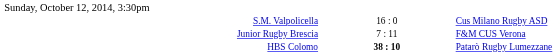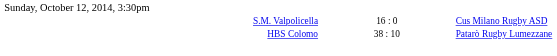- row: (278, 34)
(387, 47) bold -> (387, 34) normal
